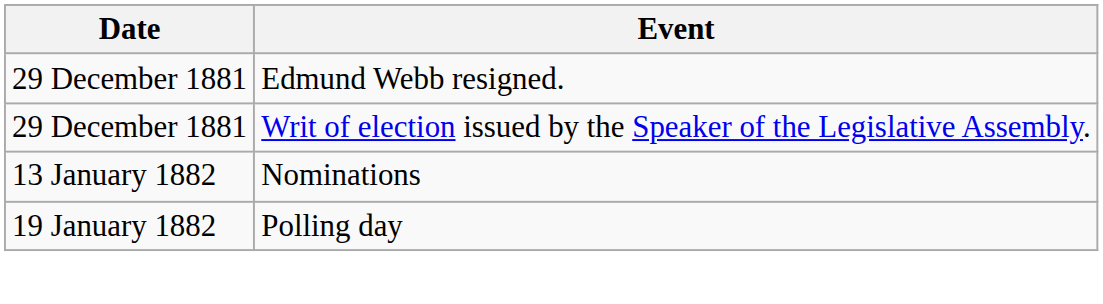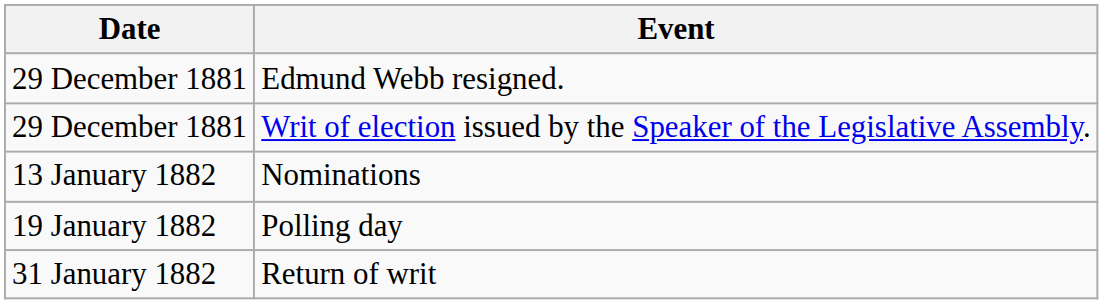+ row: (349, 273)
